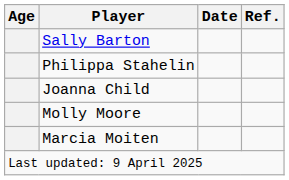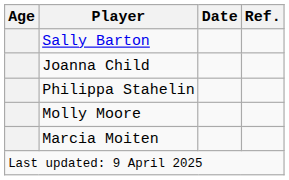rows swapped: (96, 90) <-> (118, 65)
